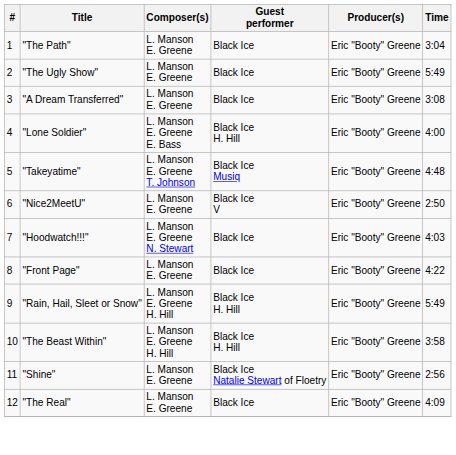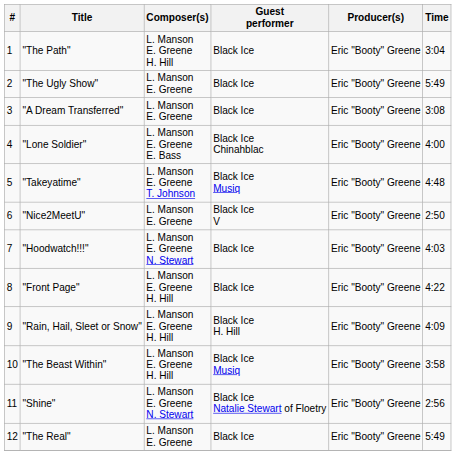(170, 45) L. Manson E. Greene -> (170, 51) L. Manson E. Greene H. Hill
(234, 133) Black Ice H. Hill -> (238, 144) Black Ice Chinahblac
(170, 270) L. Manson E. Greene -> (170, 287) L. Manson E. Greene H. Hill
(435, 303) 5:49 -> (435, 326) 4:09
(234, 342) Black Ice H. Hill -> (234, 365) Black Ice Musiq
(170, 375) L. Manson E. Greene -> (170, 403) L. Manson E. Greene N. Stewart
(435, 402) 4:09 -> (435, 436) 5:49
